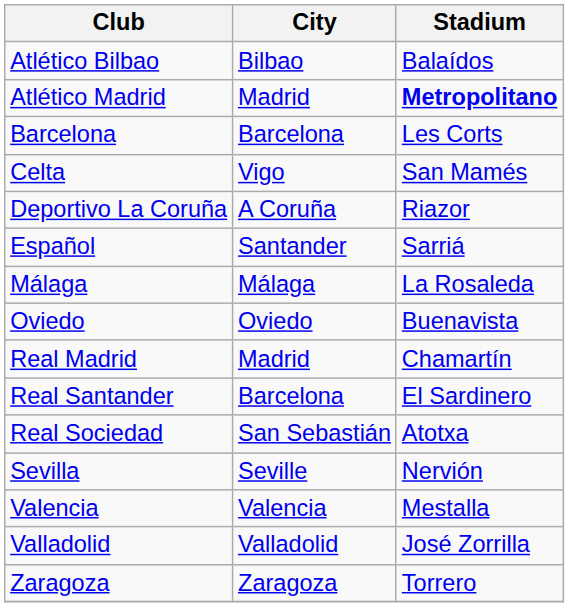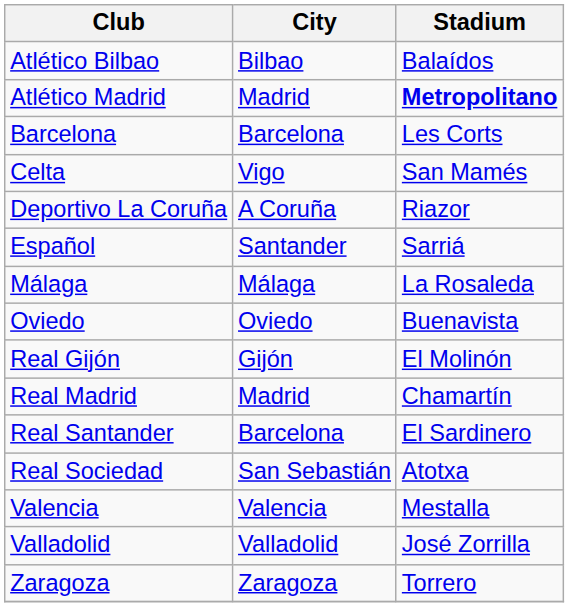+ row: (65, 358)
- row: (45, 470)
